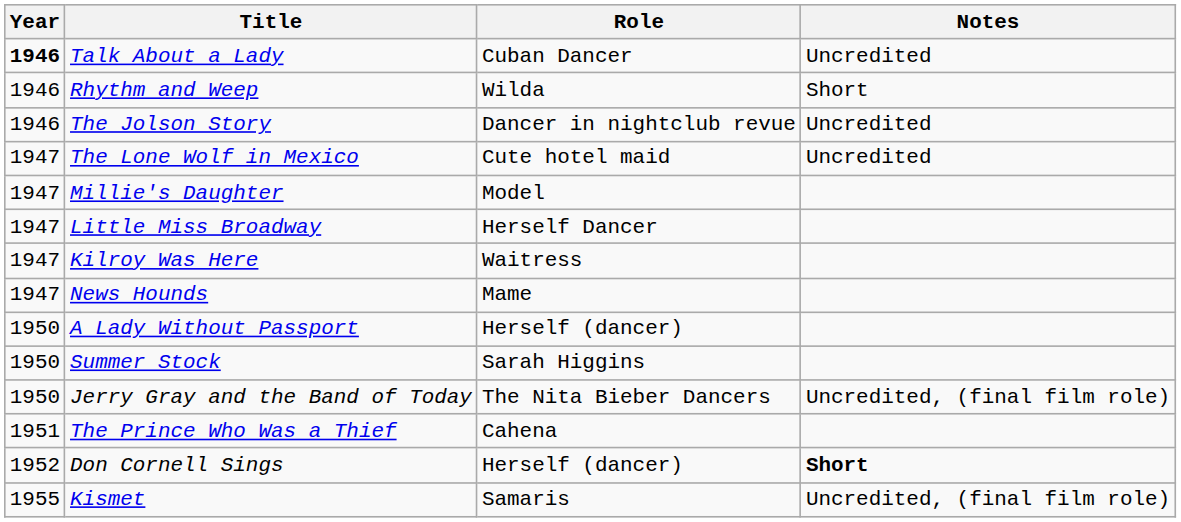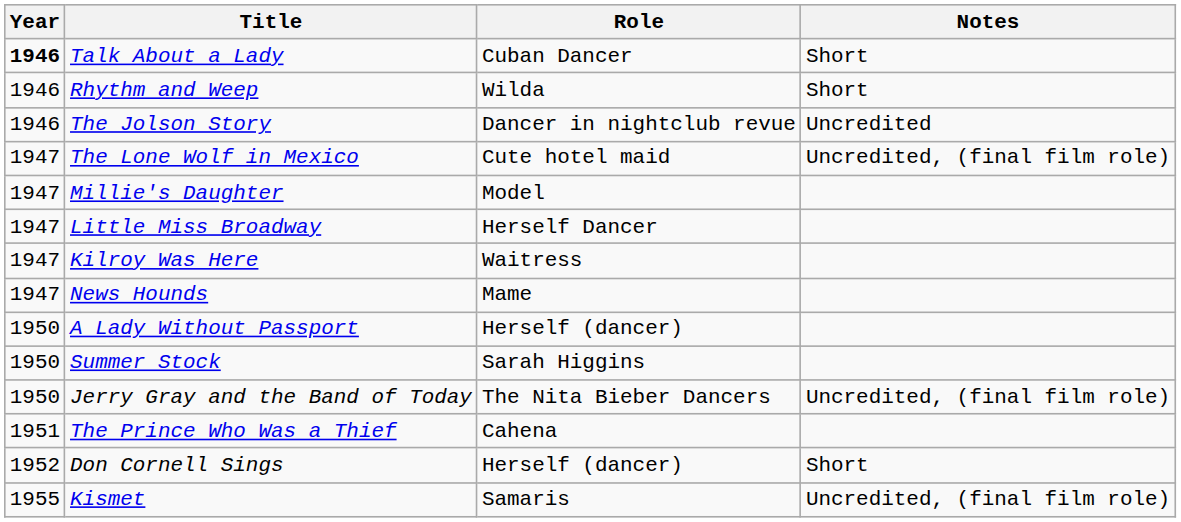(869, 56) Uncredited -> (837, 56) Short
(869, 158) Uncredited -> (988, 158) Uncredited, (final film role)
(837, 465) bold -> (837, 465) normal
